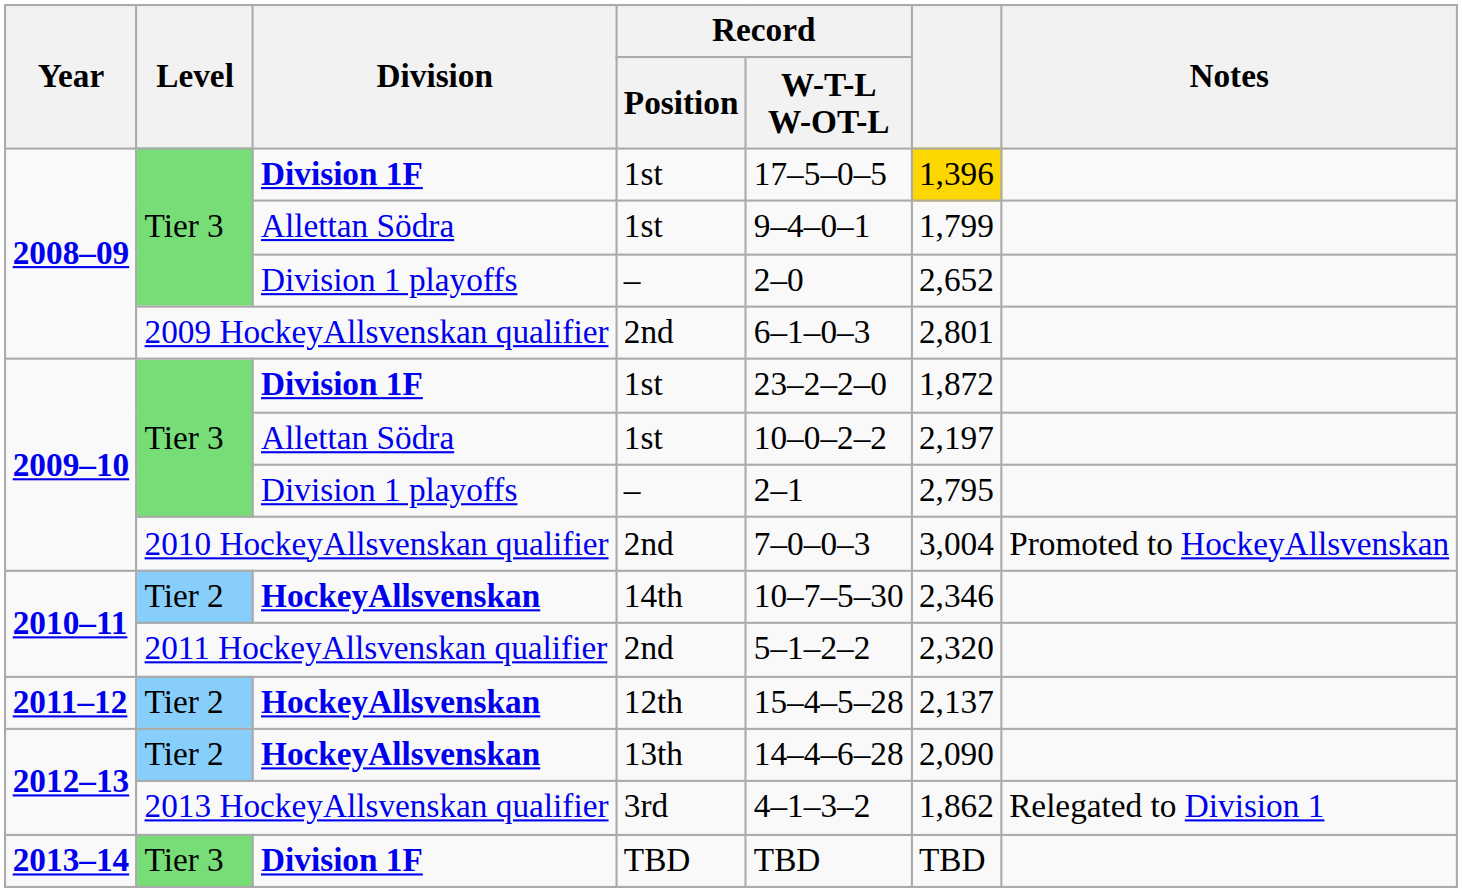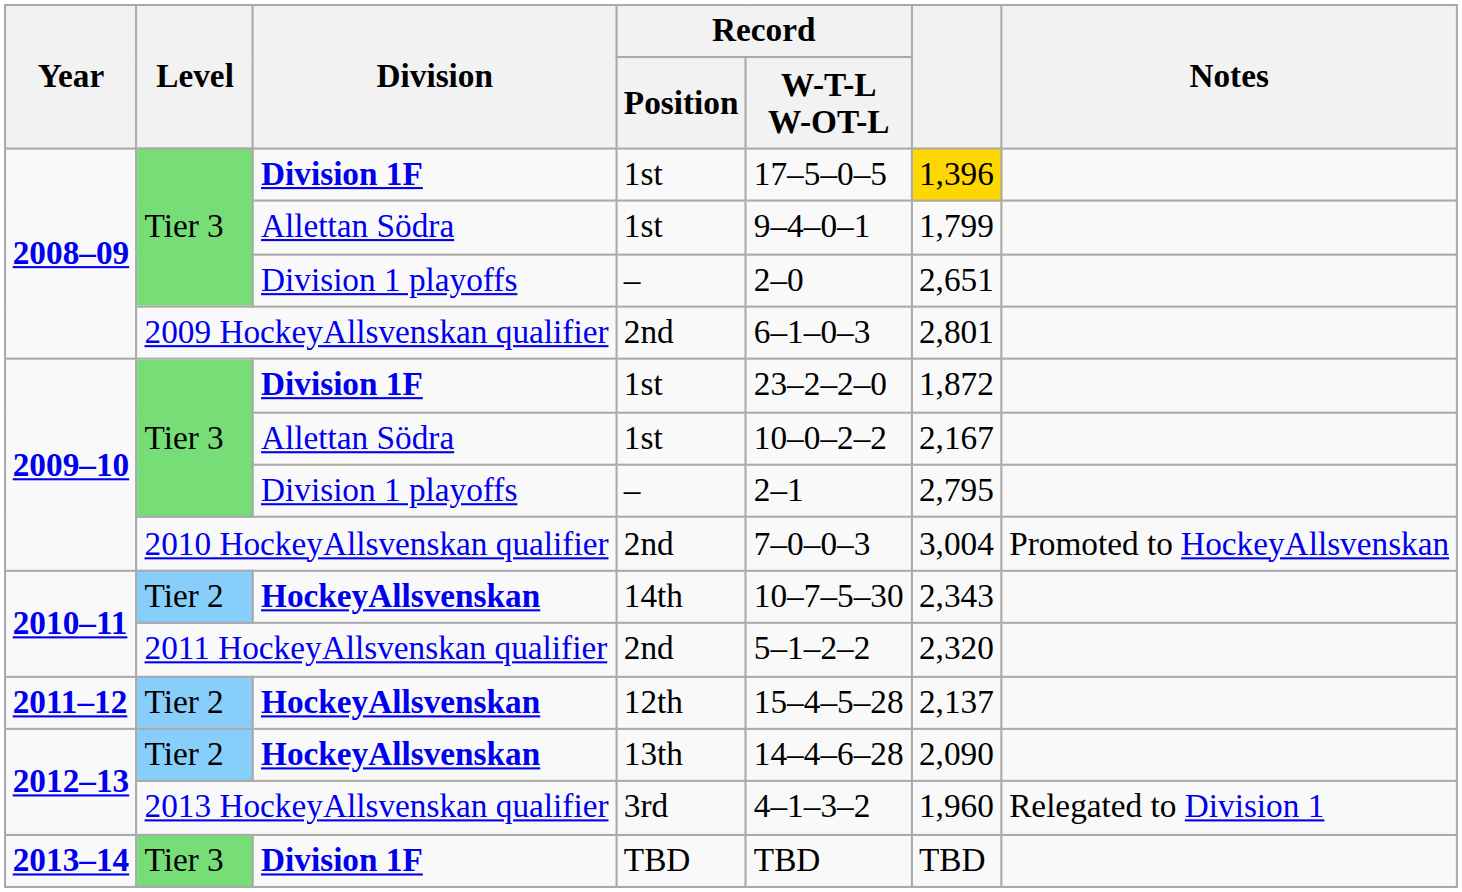(956, 279) 2,652 -> (956, 279) 2,651
(956, 437) 2,197 -> (956, 437) 2,167
(956, 596) 2,346 -> (956, 596) 2,343
(956, 807) 1,862 -> (956, 807) 1,960
